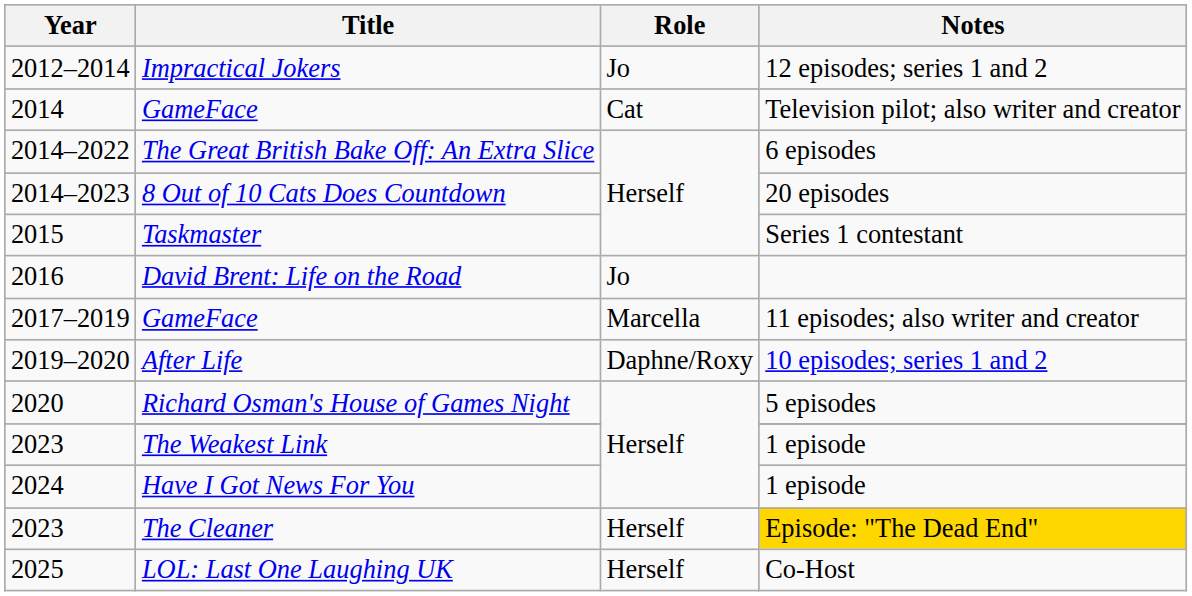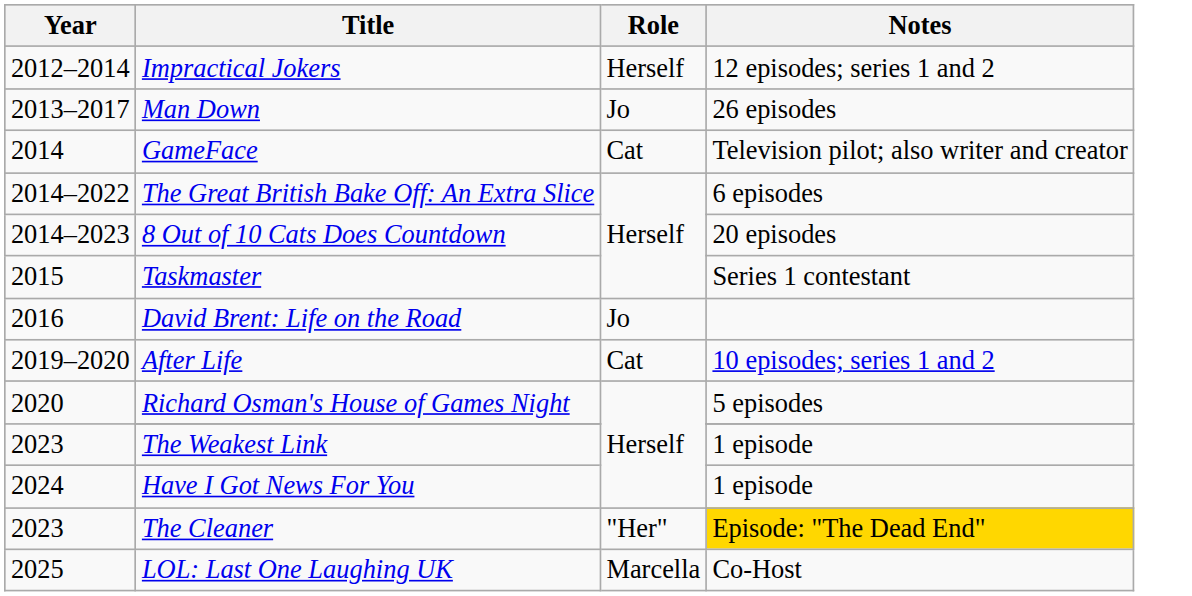(618, 67) Jo -> (645, 67) Herself
+ row: (70, 109)
- row: (70, 318)
(680, 360) Daphne/Roxy -> (625, 360) Cat
(645, 527) Herself -> (637, 527) "Her"
(645, 569) Herself -> (653, 569) Marcella
